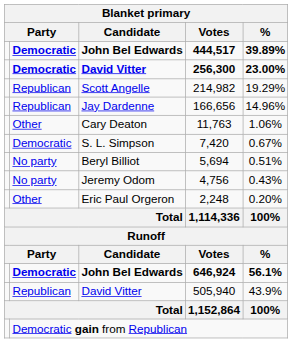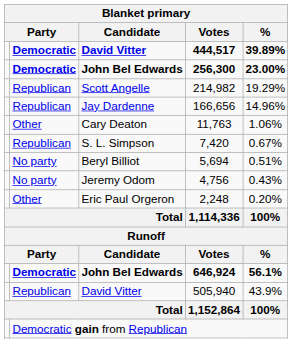(132, 50) John Bel Edwards -> (114, 50) David Vitter
(114, 69) David Vitter -> (132, 69) John Bel Edwards
(42, 143) Democratic -> (42, 143) Republican
